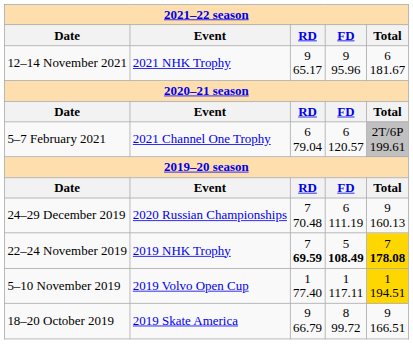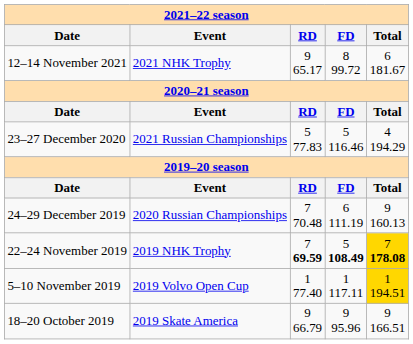(346, 63) 9 95.96 -> (346, 63) 8 99.72
- row: (57, 139)
+ row: (66, 139)
(346, 321) 8 99.72 -> (346, 321) 9 95.96
